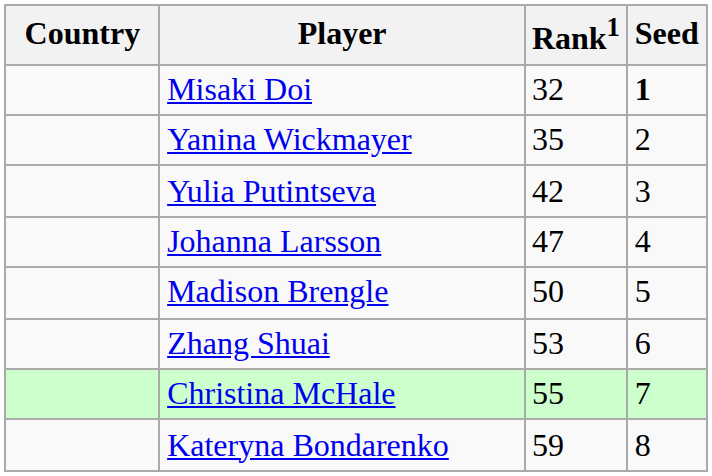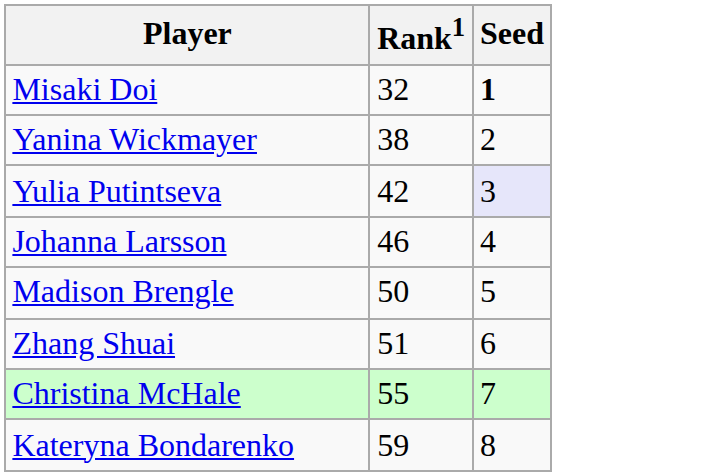- column: (82, 34)
(548, 140) 35 -> (393, 140) 38
(643, 190) no background -> (488, 190) lavender background
(548, 241) 47 -> (393, 241) 46
(548, 343) 53 -> (393, 343) 51
